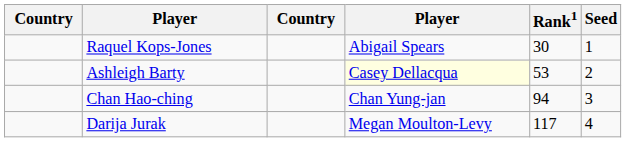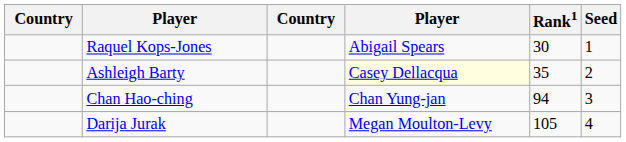(541, 72) 53 -> (541, 72) 35
(545, 124) 117 -> (545, 124) 105
